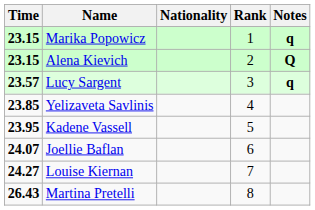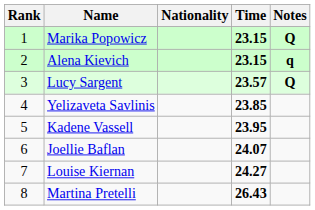columns swapped: (250, 15) <-> (24, 15)
(290, 37) q -> (290, 37) Q
(290, 60) Q -> (290, 60) q
(290, 82) q -> (290, 82) Q
